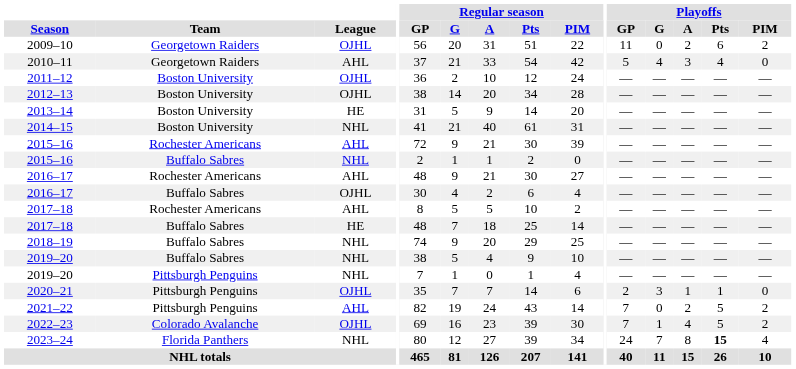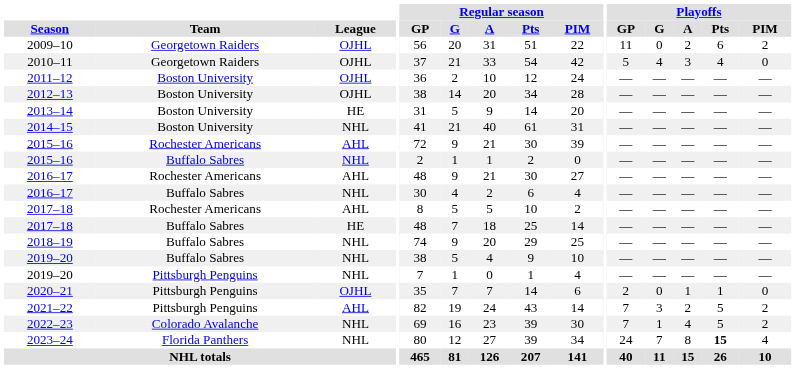(355, 61) AHL -> (355, 61) OJHL
(355, 192) OJHL -> (355, 192) NHL
(659, 291) 3 -> (659, 291) 0
(659, 307) 0 -> (659, 307) 3
(355, 323) OJHL -> (355, 323) NHL
